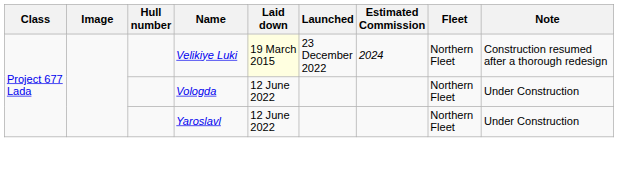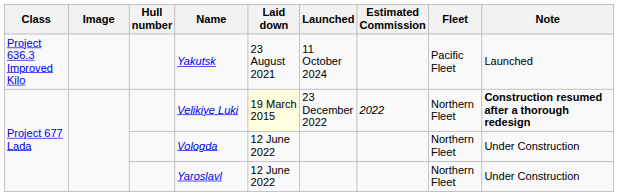+ row: (197, 61)
(371, 55) 2024 -> (372, 110) 2022
(546, 55) normal -> (543, 110) bold
